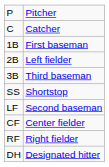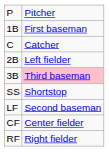rows swapped: (10, 29) <-> (13, 44)
(58, 76) no background -> (57, 76) pink background
- row: (14, 154)
